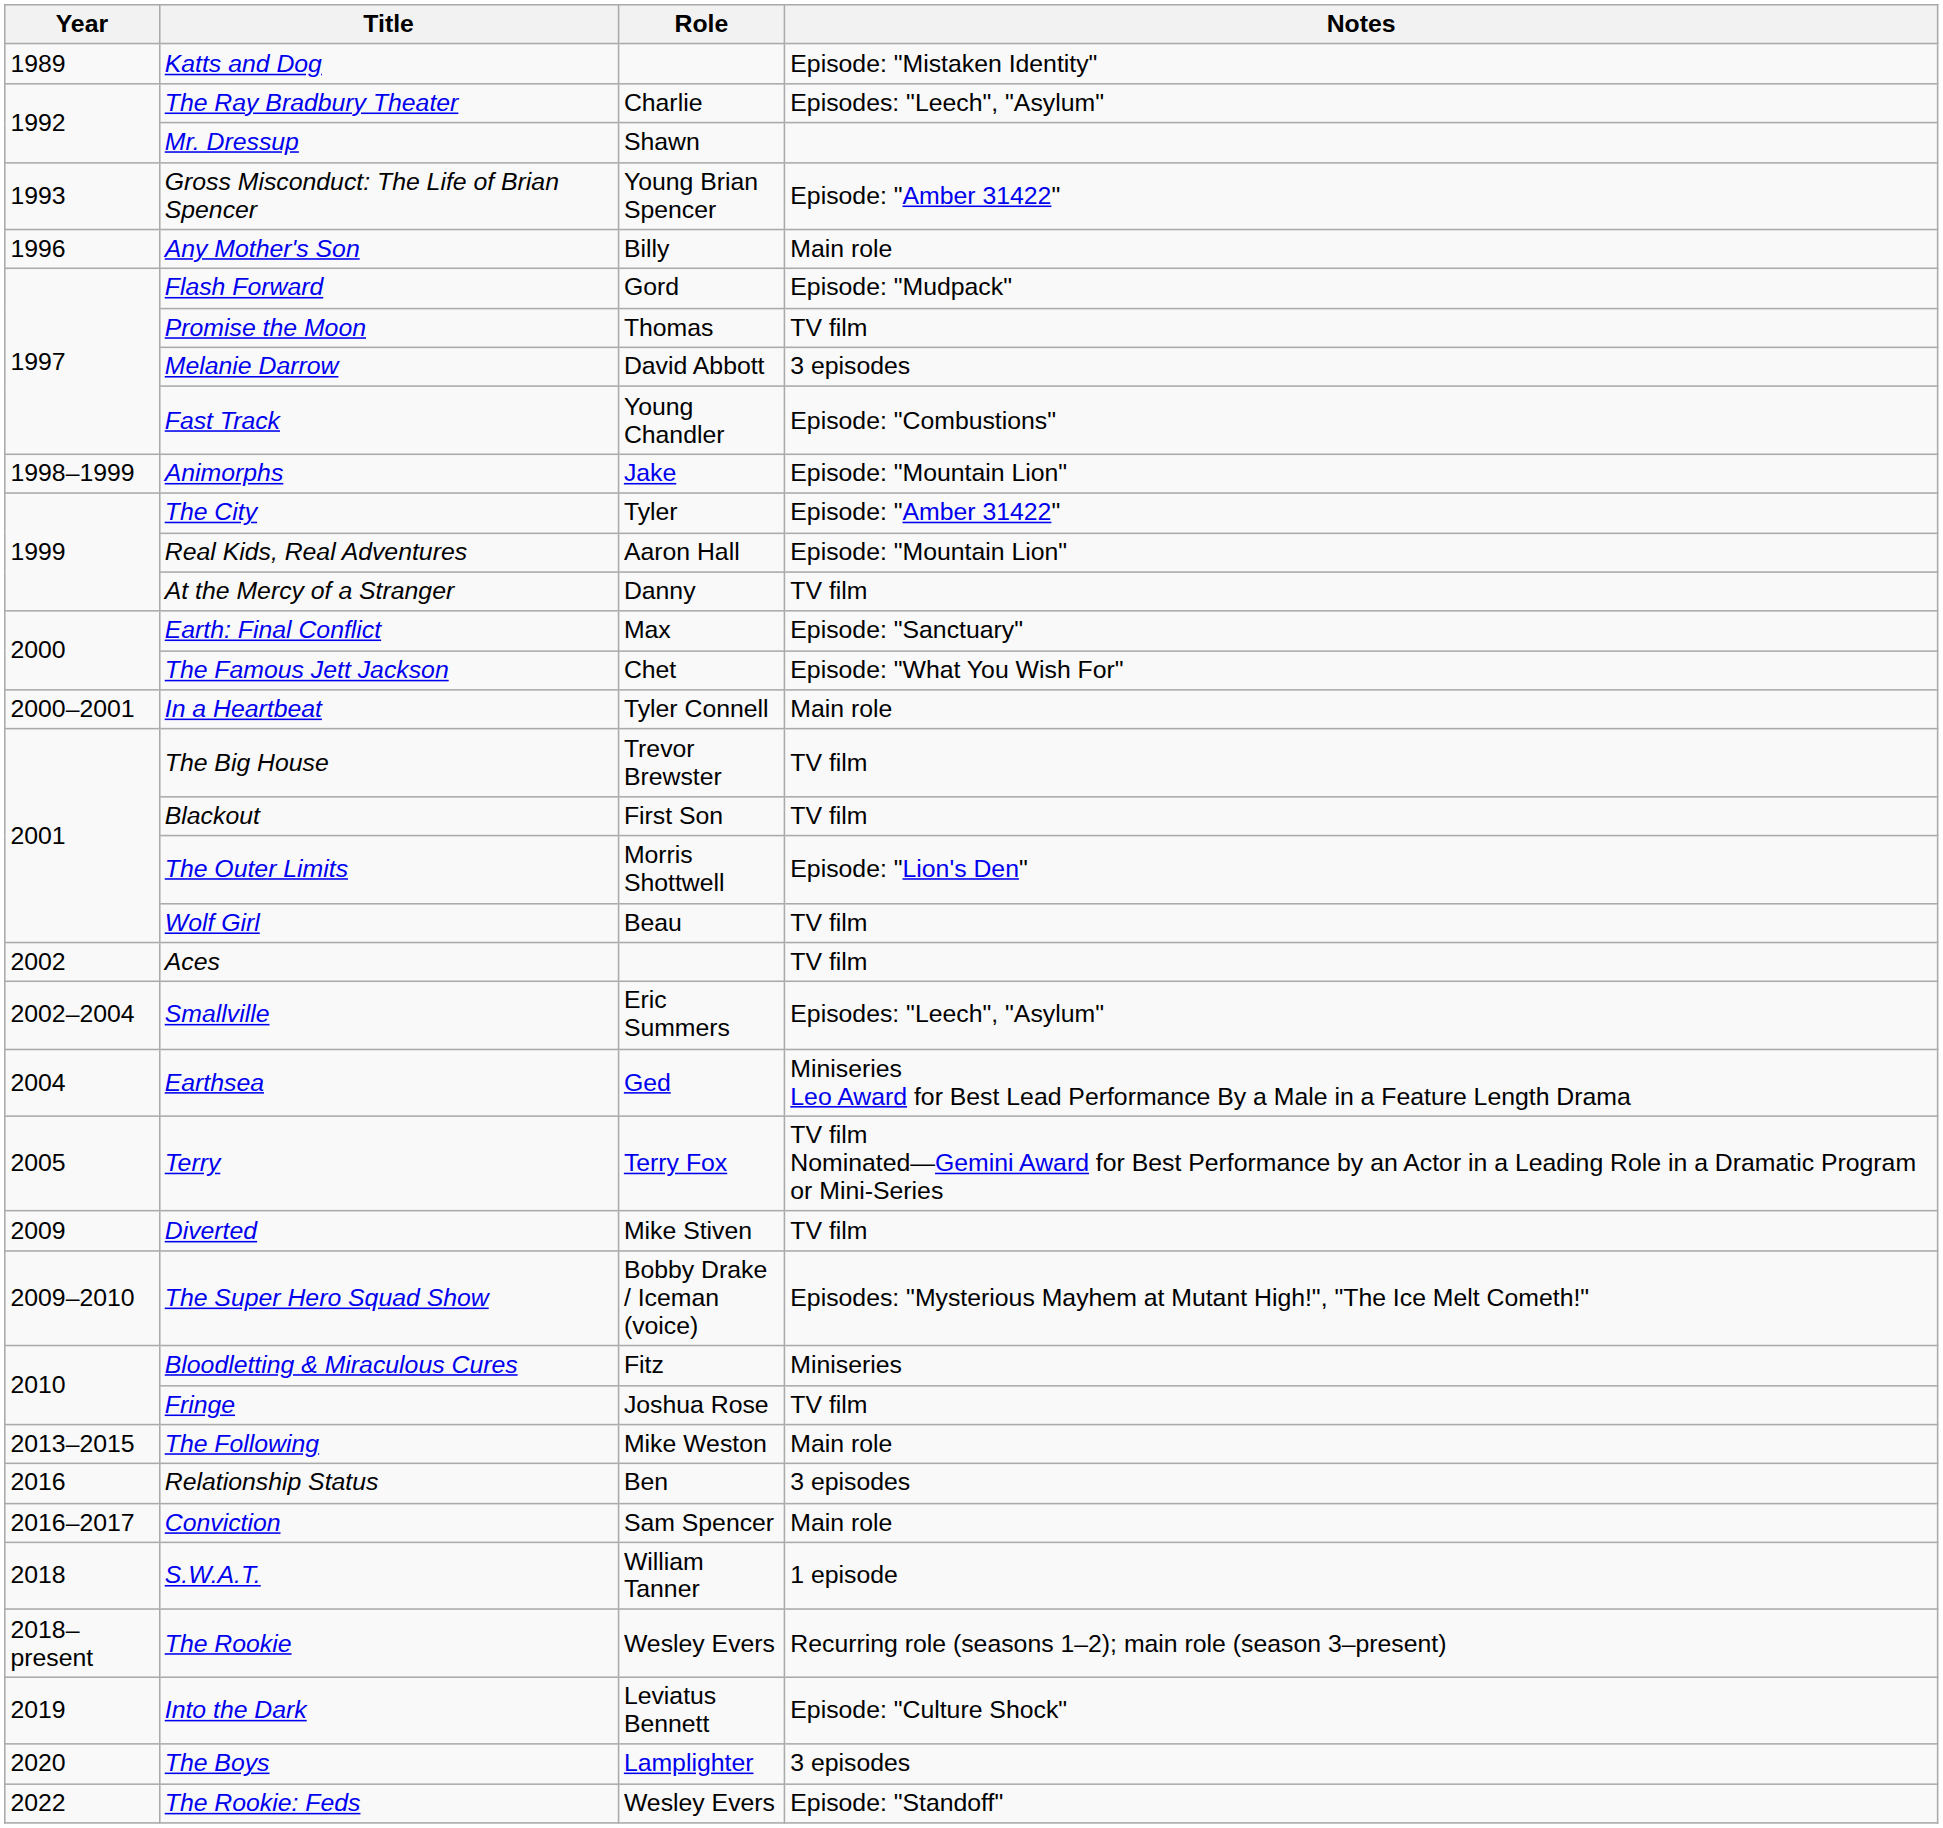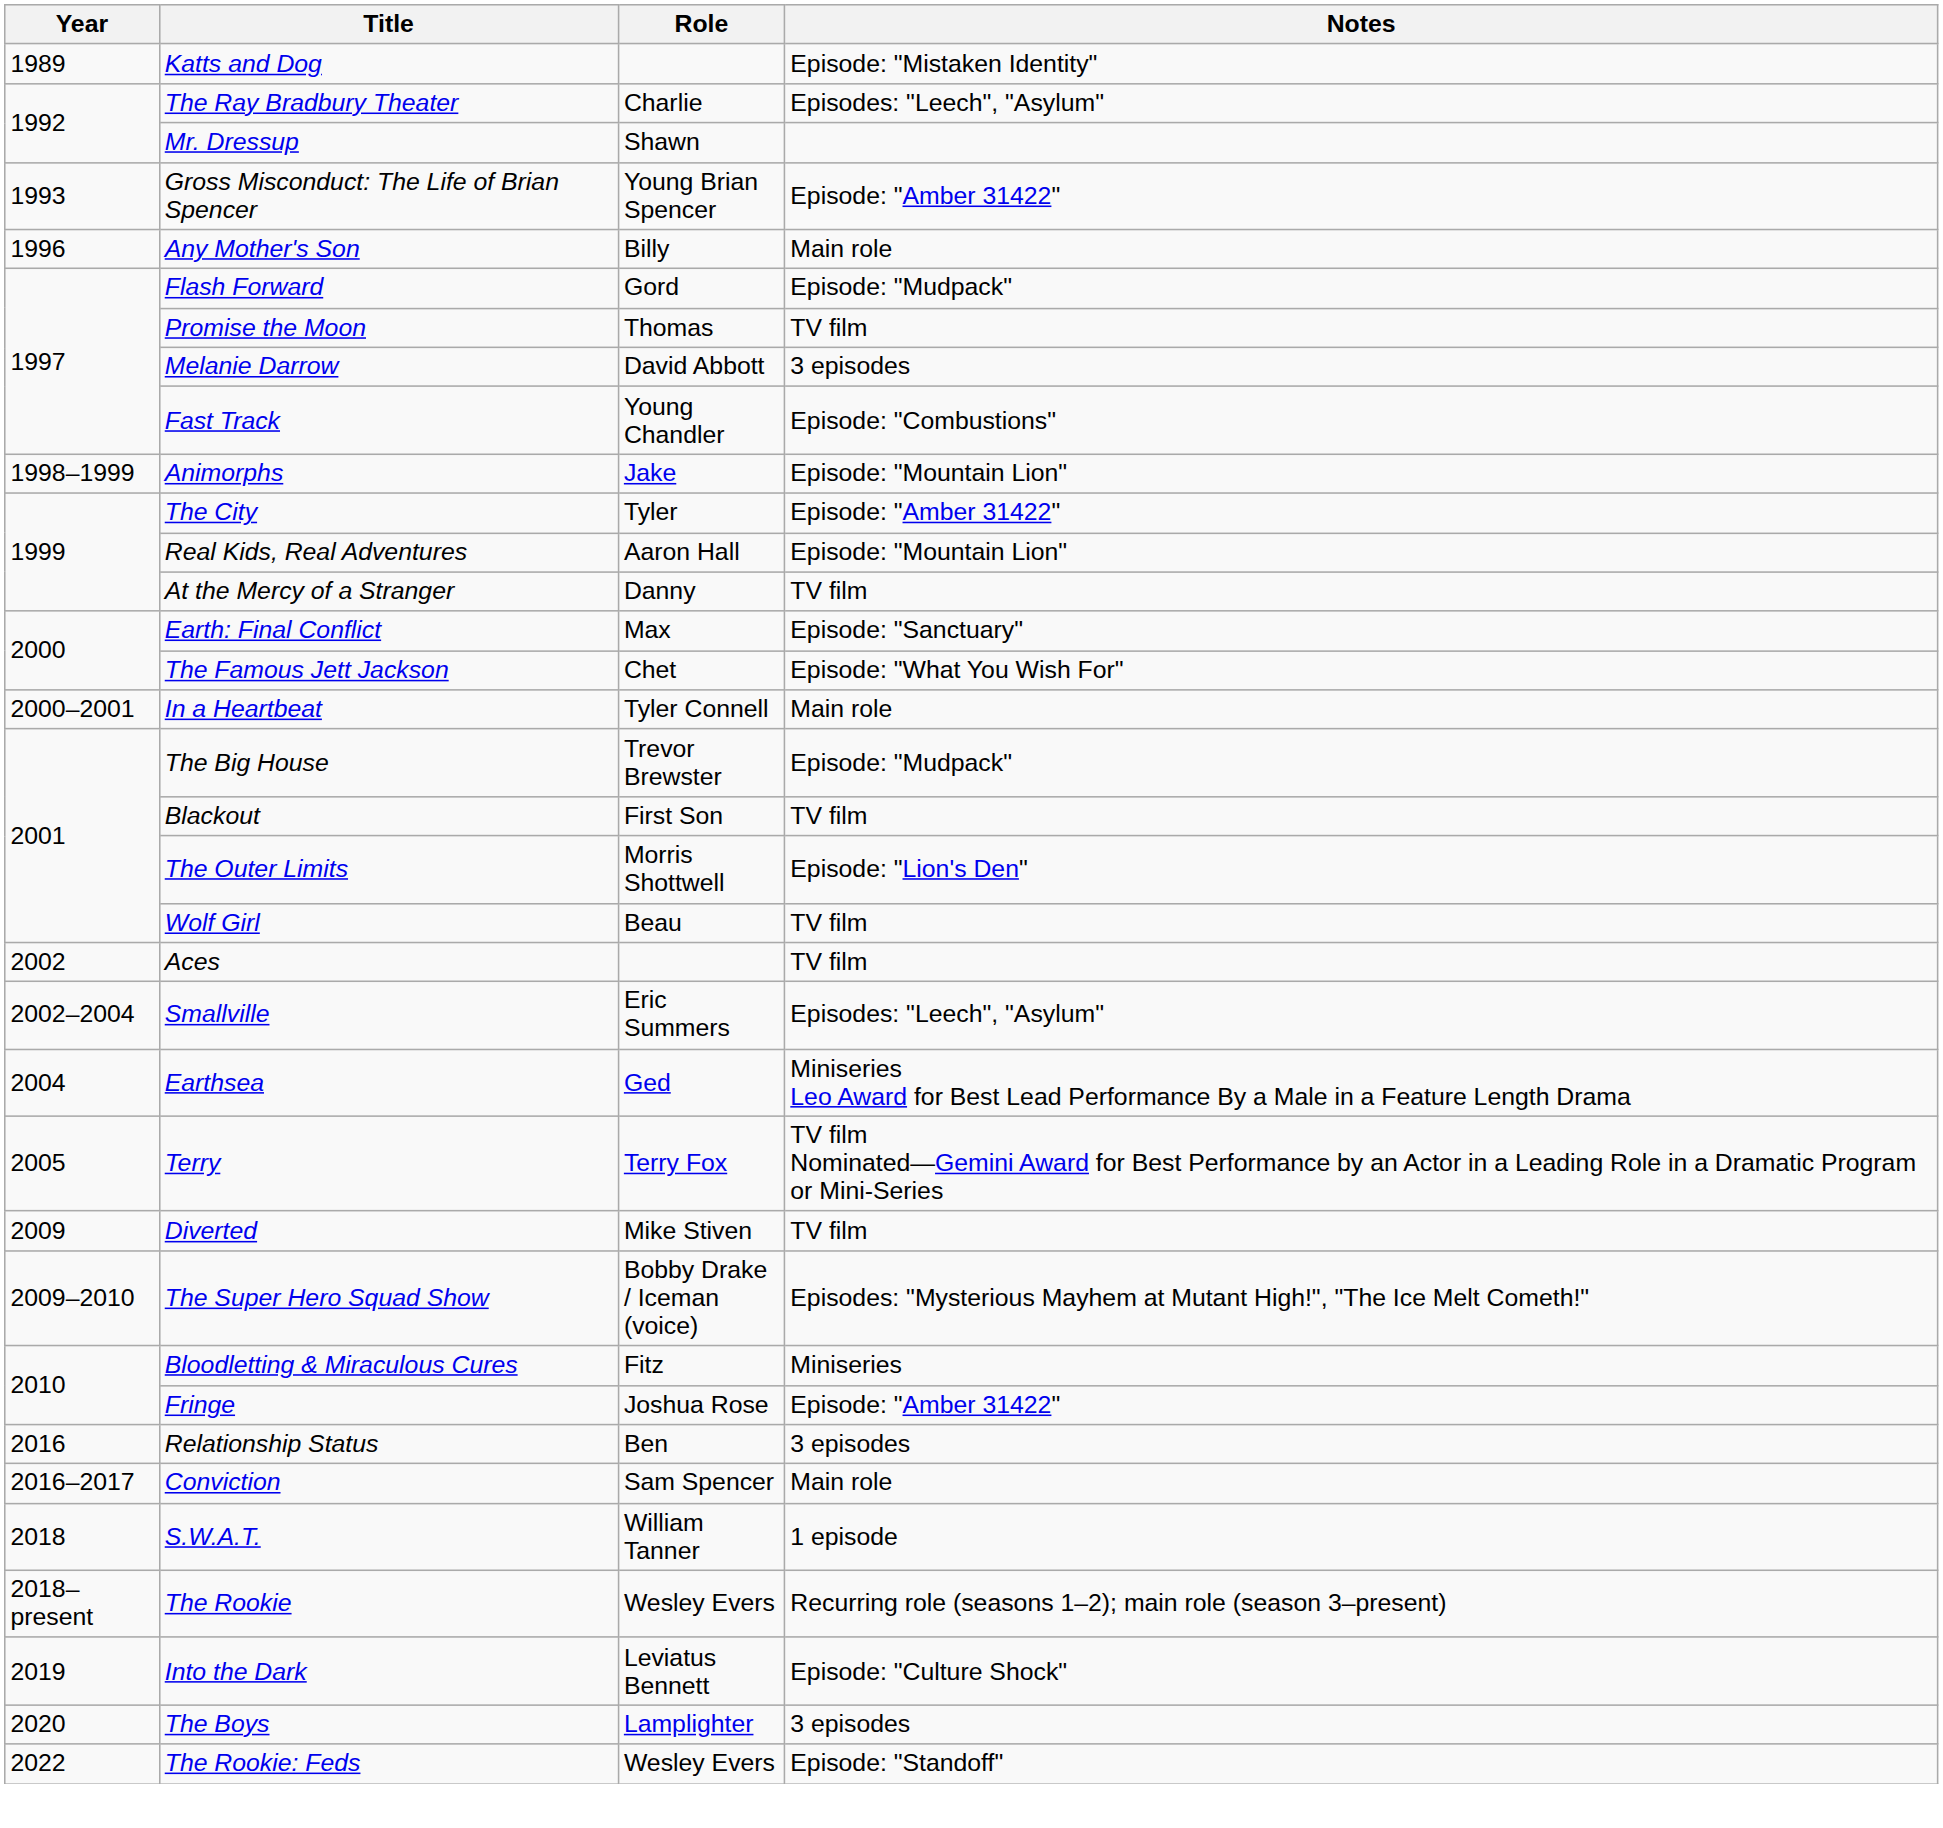(829, 762) TV film -> (901, 762) Episode: "Mudpack"
(829, 1404) TV film -> (925, 1404) Episode: "Amber 31422"
- row: (242, 1443)
